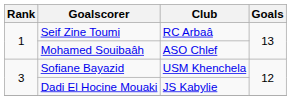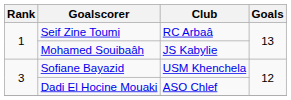(190, 50) ASO Chlef -> (190, 50) JS Kabylie
(190, 87) JS Kabylie -> (190, 87) ASO Chlef
